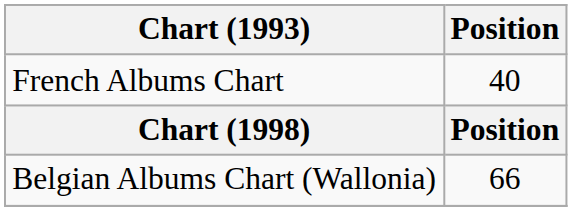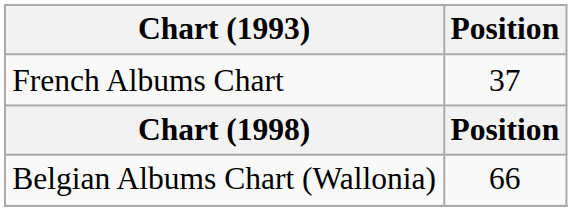(505, 79) 40 -> (505, 79) 37
